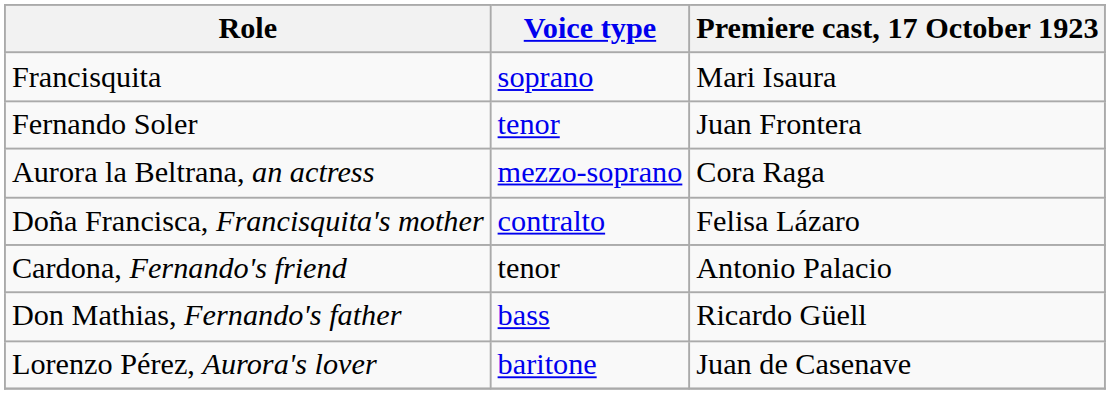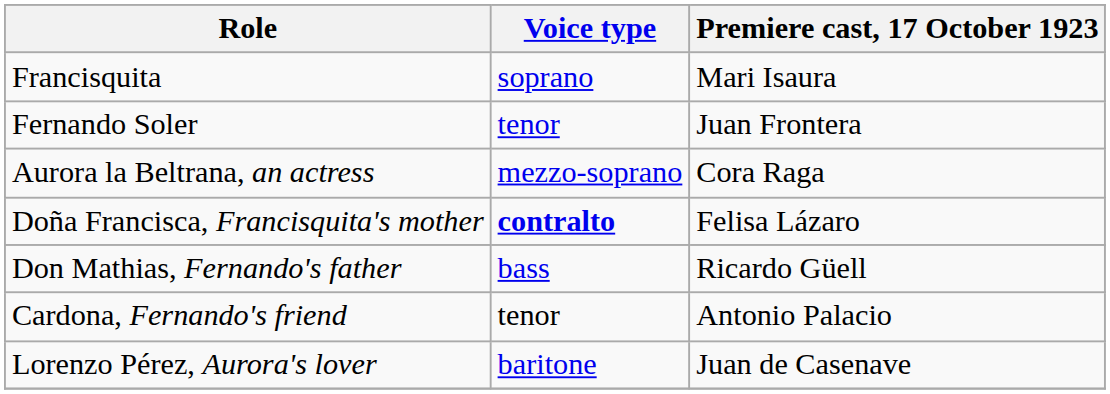(551, 220) normal -> (556, 220) bold
rows swapped: (207, 316) <-> (179, 268)
